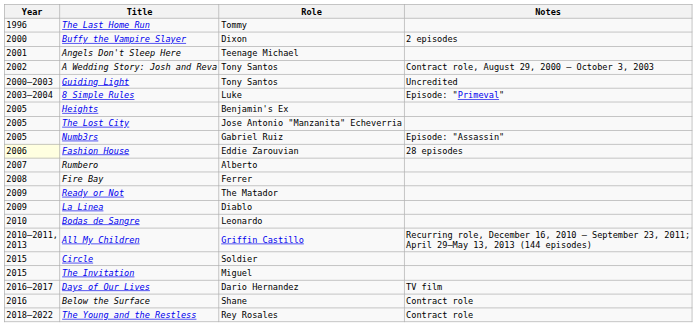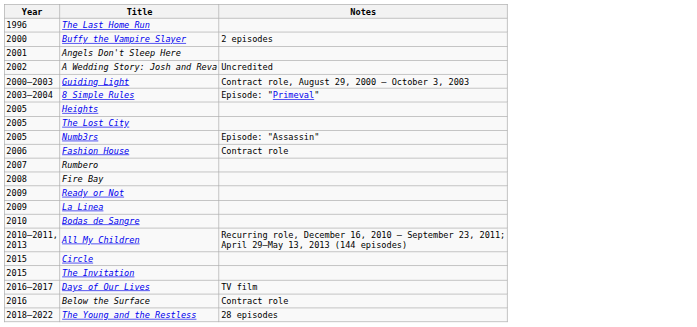- column: (312, 11)
(530, 67) Contract role, August 29, 2000 – October 3, 2003 -> (247, 67) Uncredited
(432, 81) Uncredited -> (345, 81) Contract role, August 29, 2000 – October 3, 2003
(17, 151) lightyellow background -> (17, 151) no background
(434, 151) 28 episodes -> (255, 151) Contract role
(440, 315) Contract role -> (250, 315) 28 episodes
